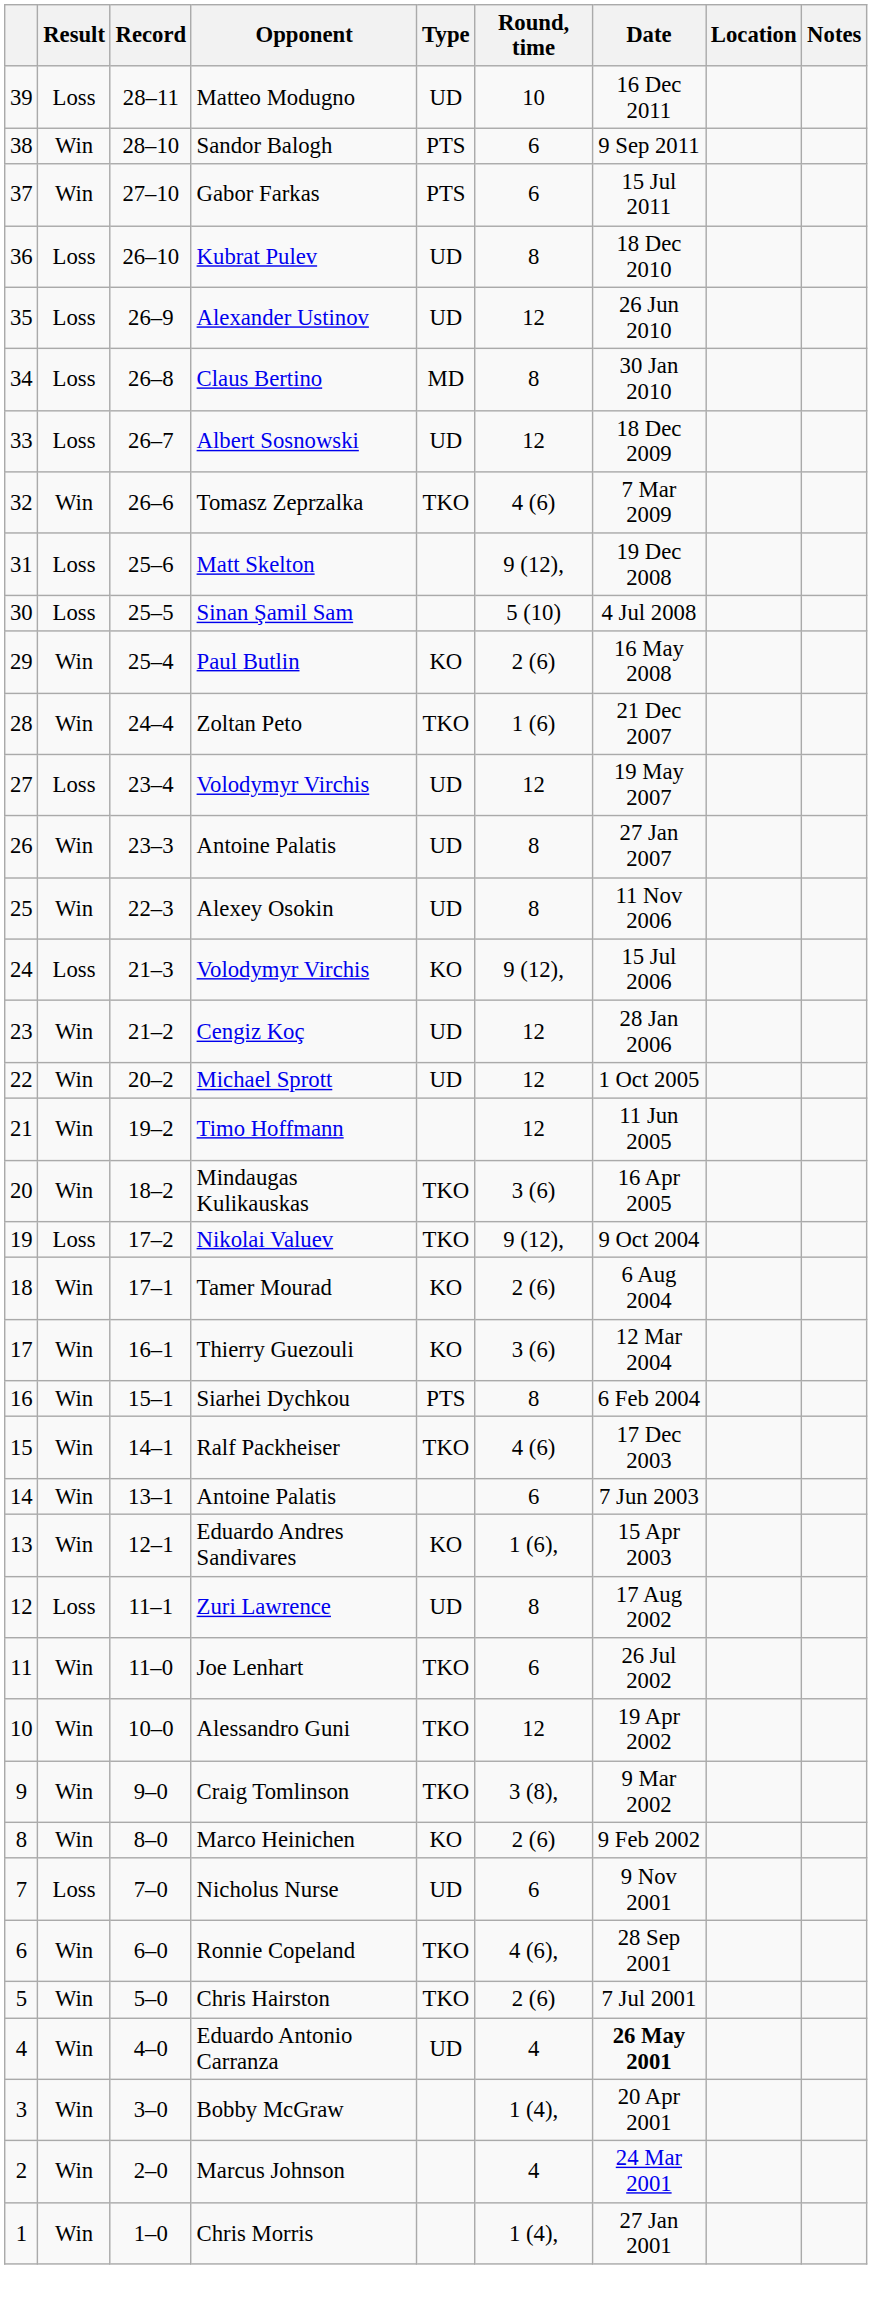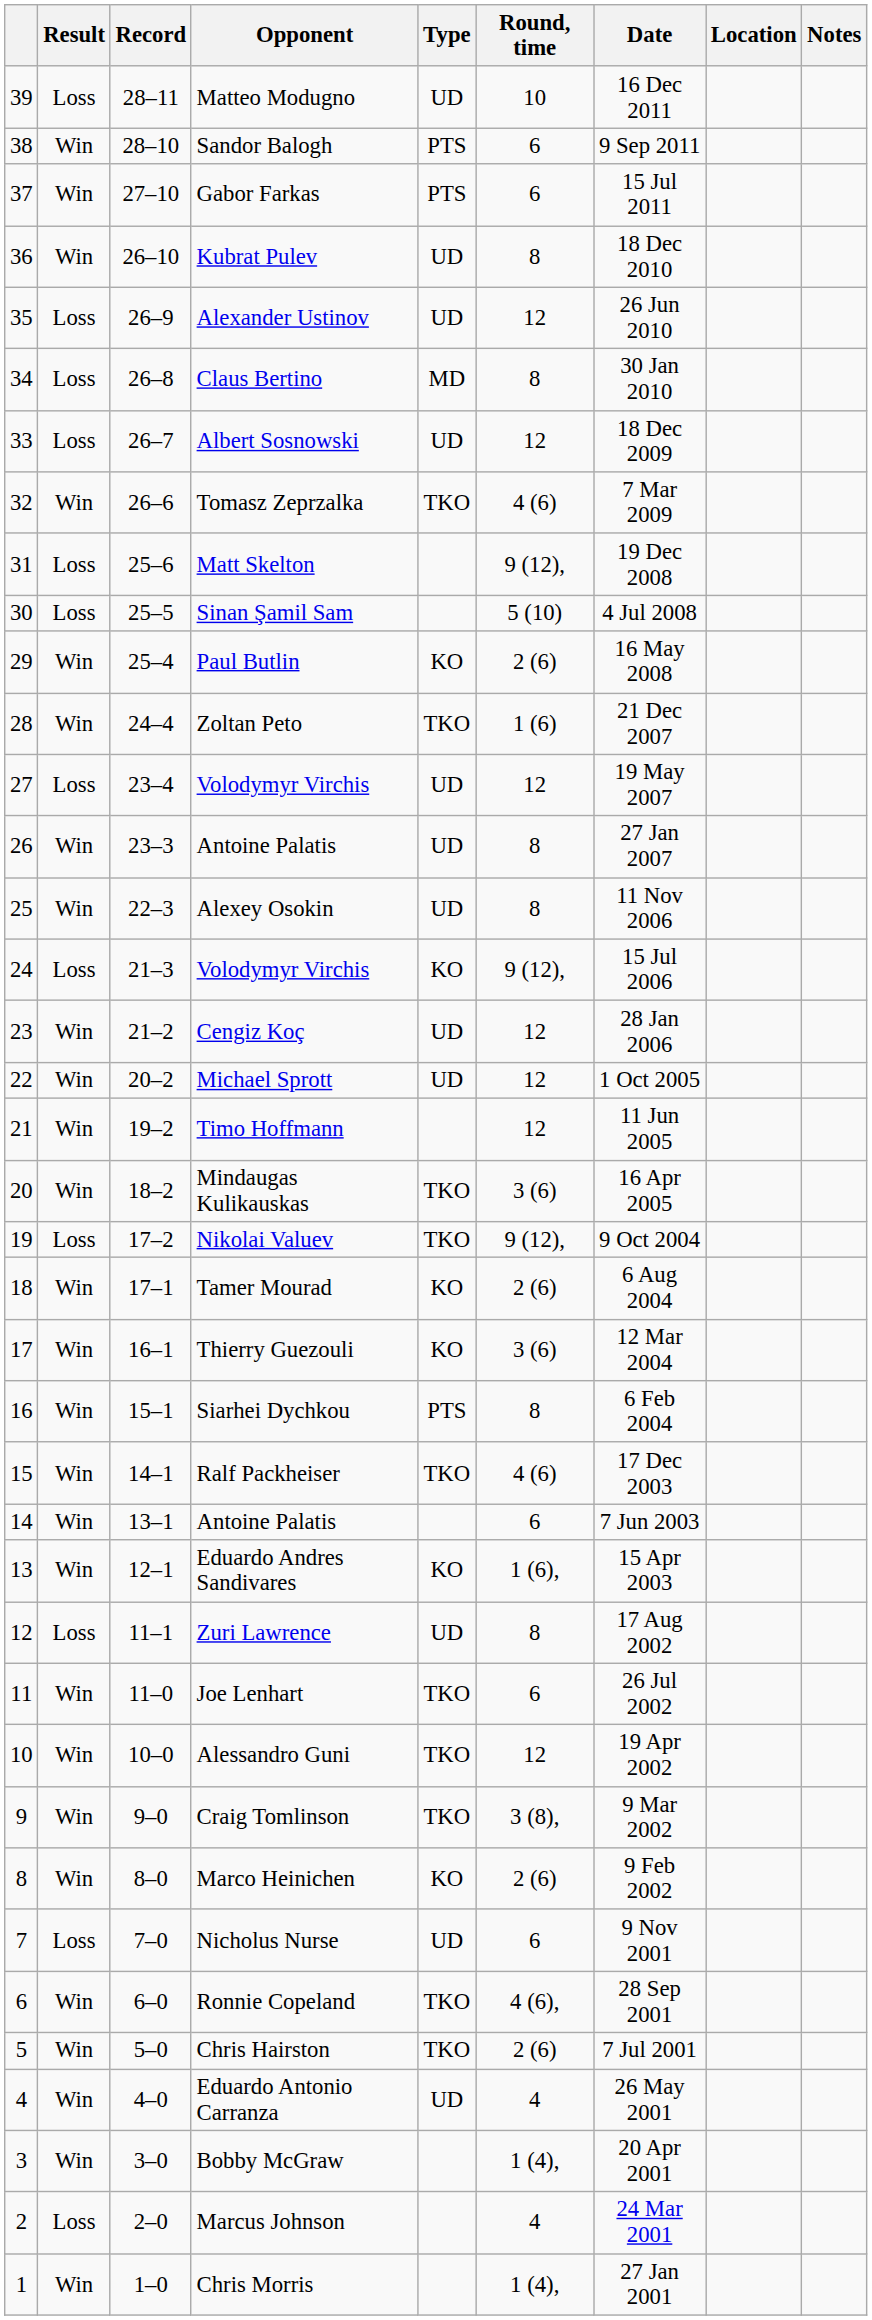(74, 256) Loss -> (74, 256) Win
(649, 2048) bold -> (650, 2099) normal
(74, 2171) Win -> (74, 2222) Loss
